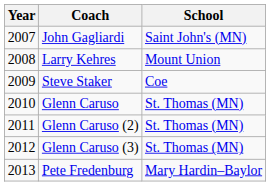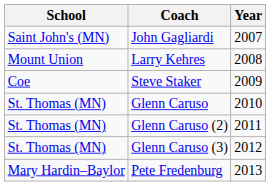columns swapped: (22, 15) <-> (204, 15)
